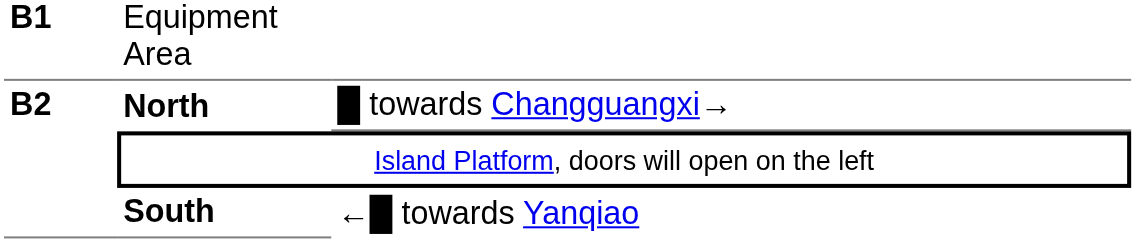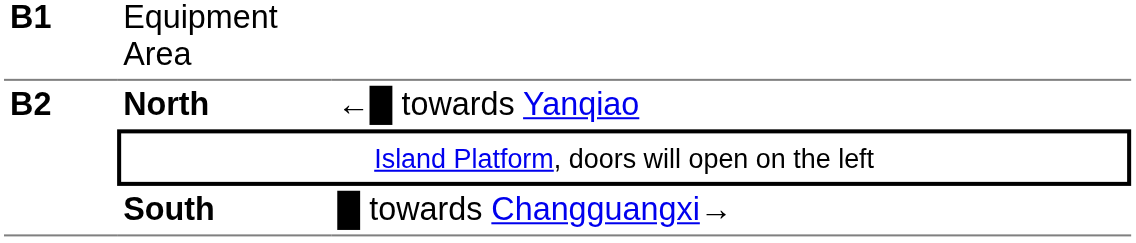(535, 104) █ towards Changguangxi→ -> (488, 104) ←█ towards Yanqiao
(488, 212) ←█ towards Yanqiao -> (535, 209) █ towards Changguangxi→
